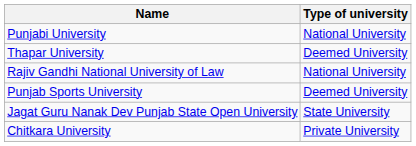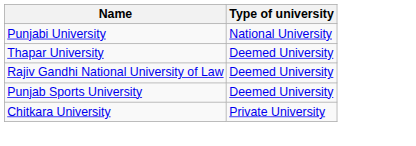(355, 72) National University -> (281, 72) Deemed University
- row: (152, 111)
